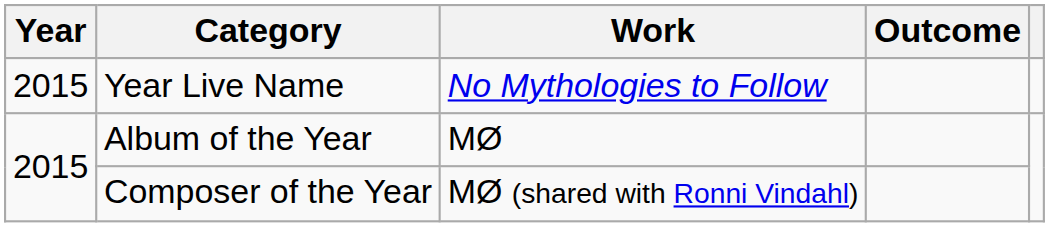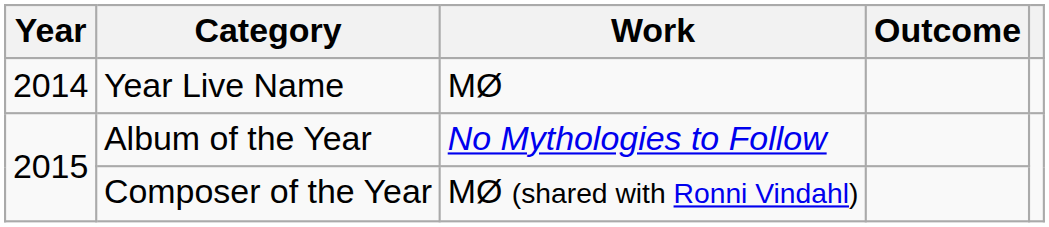(51, 85) 2015 -> (51, 85) 2014
(637, 85) No Mythologies to Follow -> (475, 85) MØ
(475, 138) MØ -> (637, 138) No Mythologies to Follow
